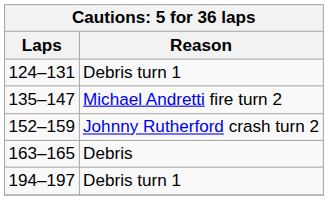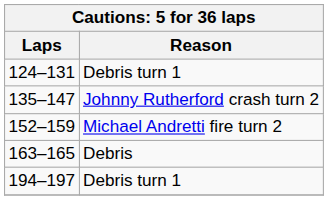(182, 99) Michael Andretti fire turn 2 -> (201, 99) Johnny Rutherford crash turn 2
(201, 126) Johnny Rutherford crash turn 2 -> (182, 126) Michael Andretti fire turn 2
